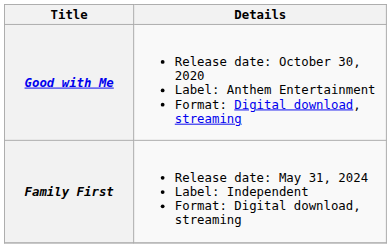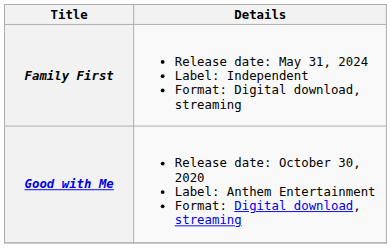rows swapped: (69, 83) <-> (69, 192)
